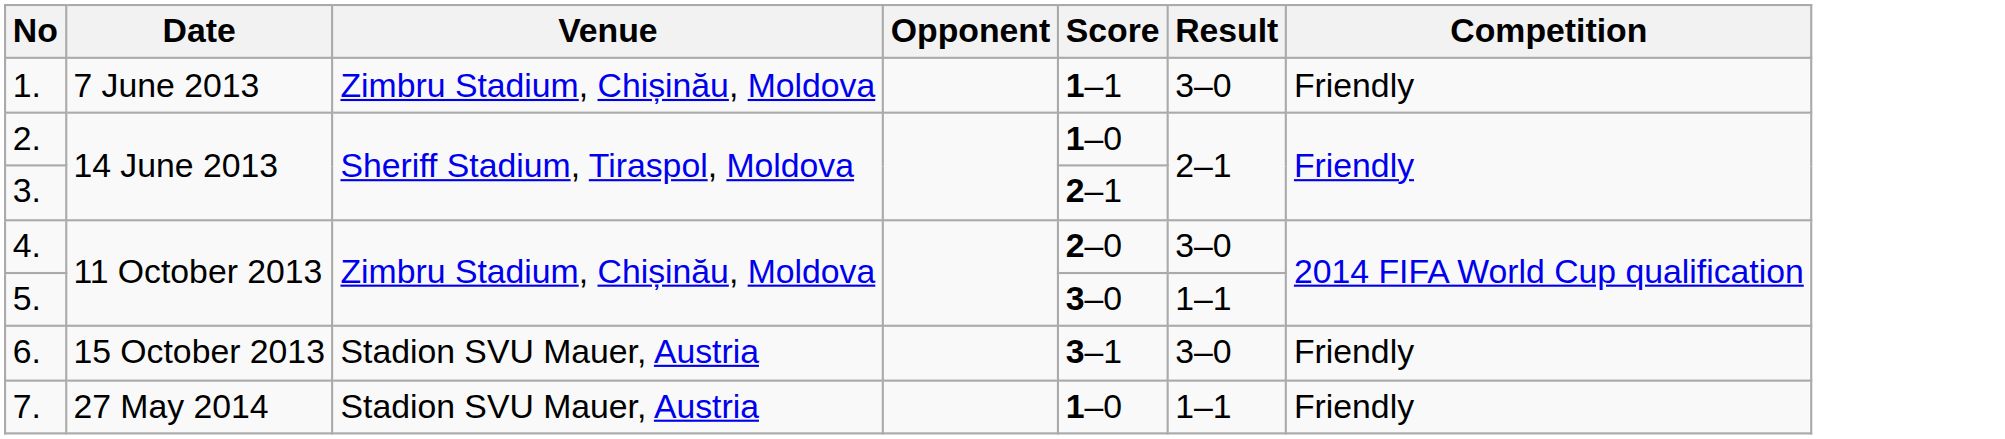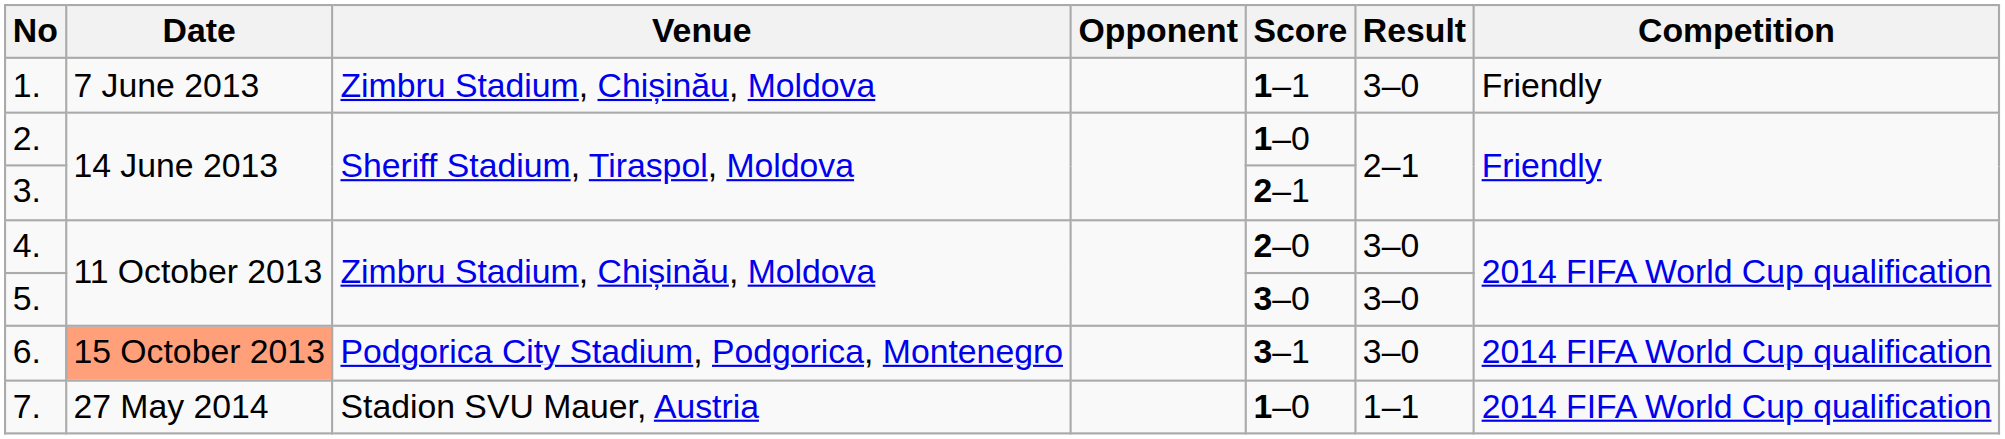(1203, 298) 1–1 -> (1391, 298) 3–0
(199, 352) no background -> (199, 352) lightsalmon background
(550, 352) Stadion SVU Mauer, Austria -> (702, 352) Podgorica City Stadium, Podgorica, Montenegro
(1354, 352) Friendly -> (1737, 352) 2014 FIFA World Cup qualification
(1354, 406) Friendly -> (1737, 406) 2014 FIFA World Cup qualification
